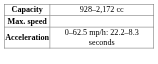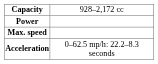+ row: (27, 21)
